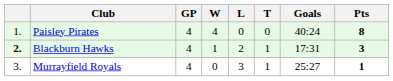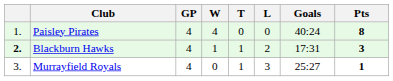columns swapped: (267, 13) <-> (241, 13)
